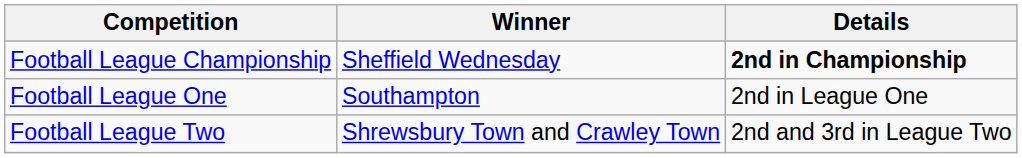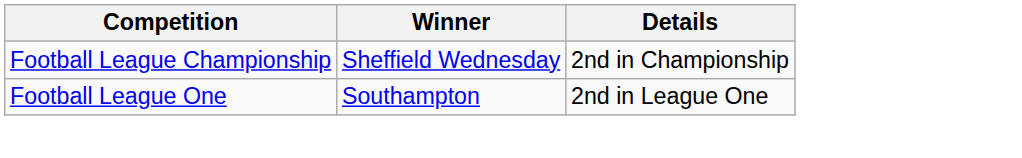(849, 59) bold -> (680, 59) normal
- row: (118, 133)
